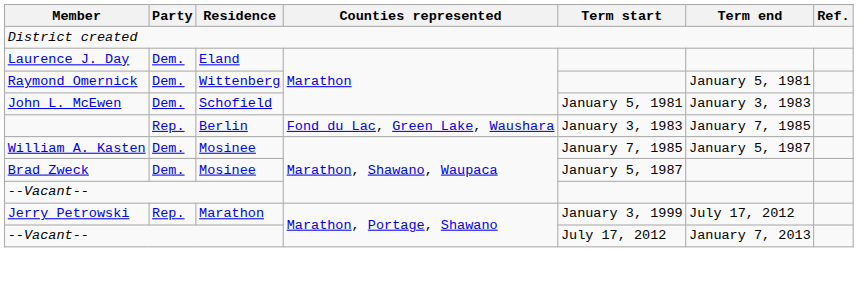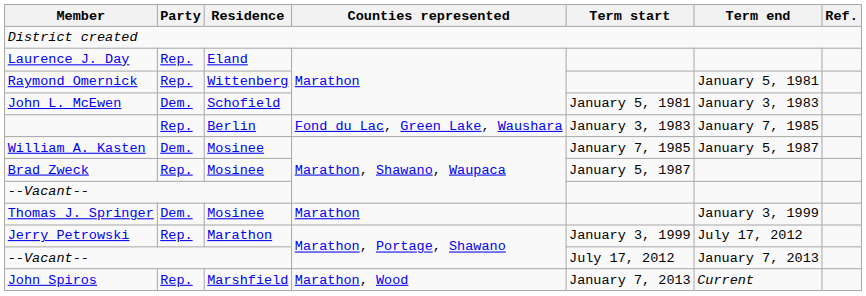(168, 60) Dem. -> (176, 60) Rep.
(168, 82) Dem. -> (176, 82) Rep.
(168, 170) Dem. -> (176, 170) Rep.
+ row: (81, 214)
+ row: (52, 280)
